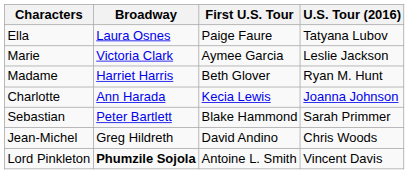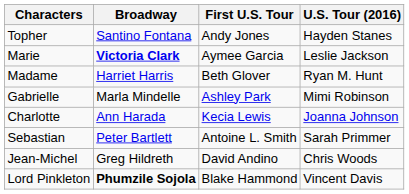- row: (18, 35)
+ row: (27, 35)
(135, 55) normal -> (138, 55) bold
+ row: (33, 96)
(249, 117) Blake Hammond -> (249, 138) Antoine L. Smith
(249, 158) Antoine L. Smith -> (249, 179) Blake Hammond
